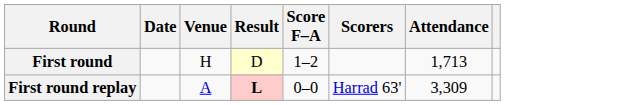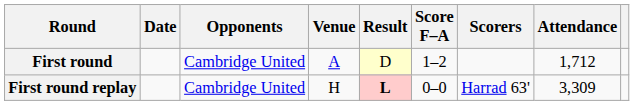+ column: (245, 26)
(206, 61) H -> (334, 61) A
(449, 61) 1,713 -> (577, 61) 1,712
(206, 87) A -> (334, 87) H
